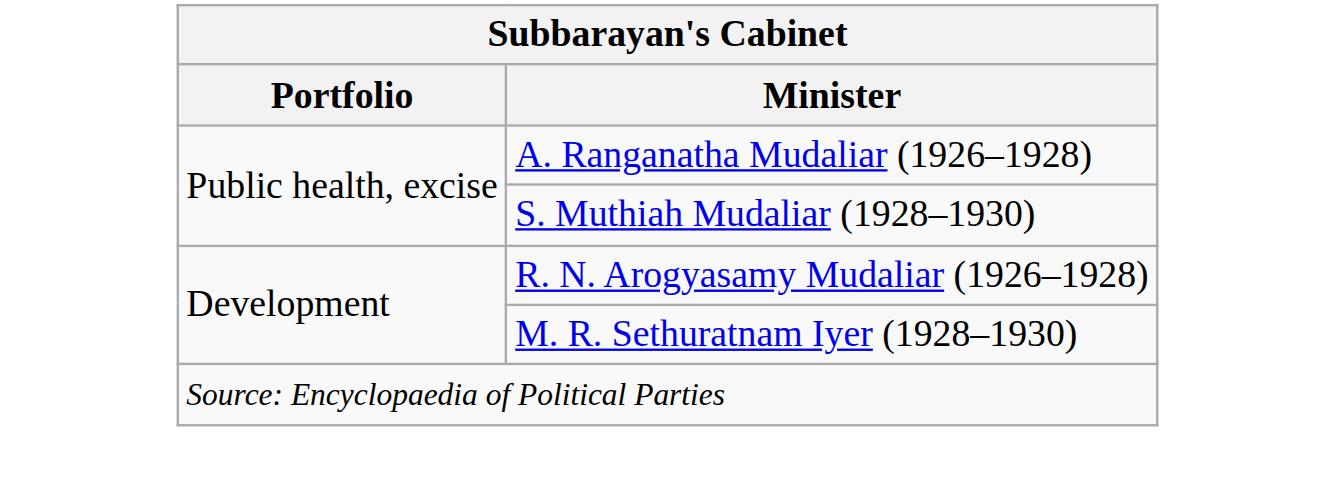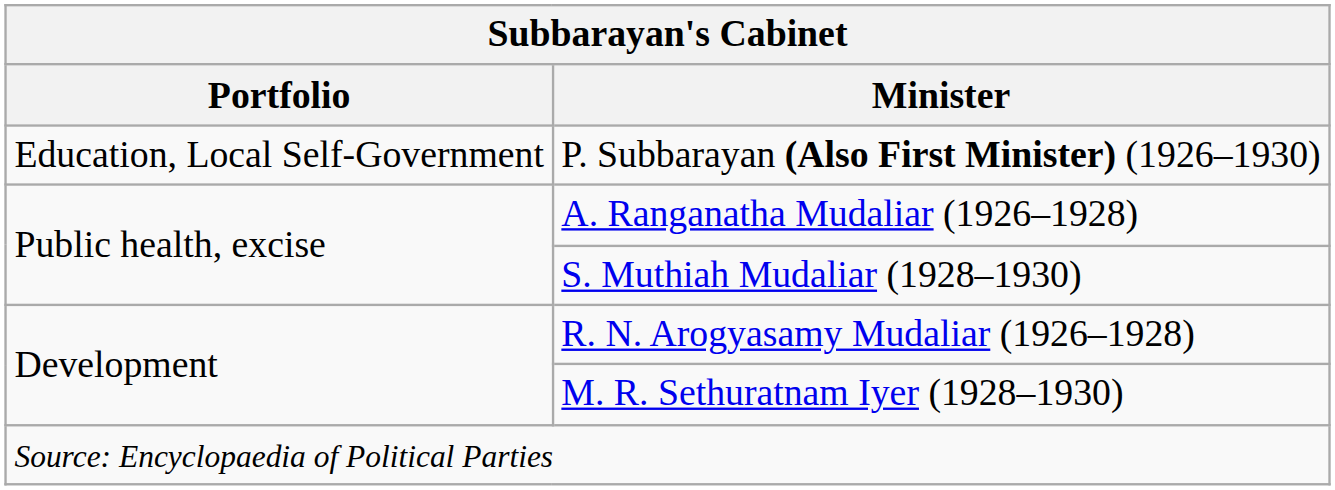+ row: (941, 154)
